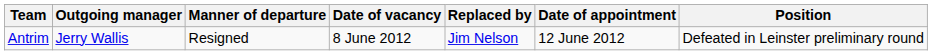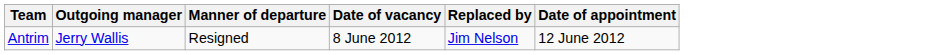- column: (803, 15)
